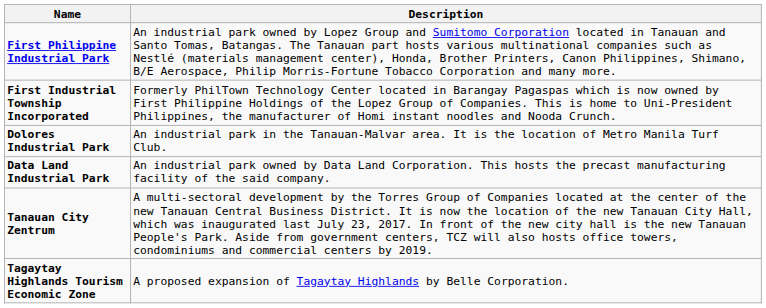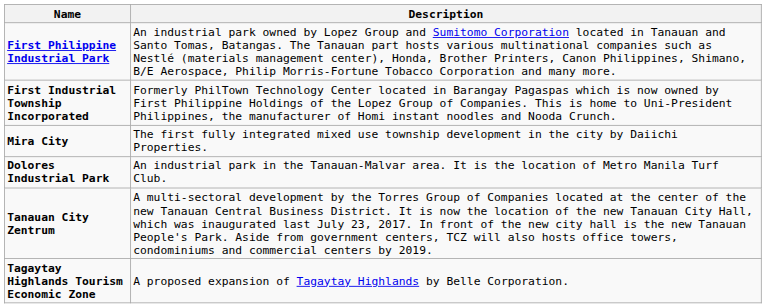+ row: (38, 141)
- row: (58, 172)
